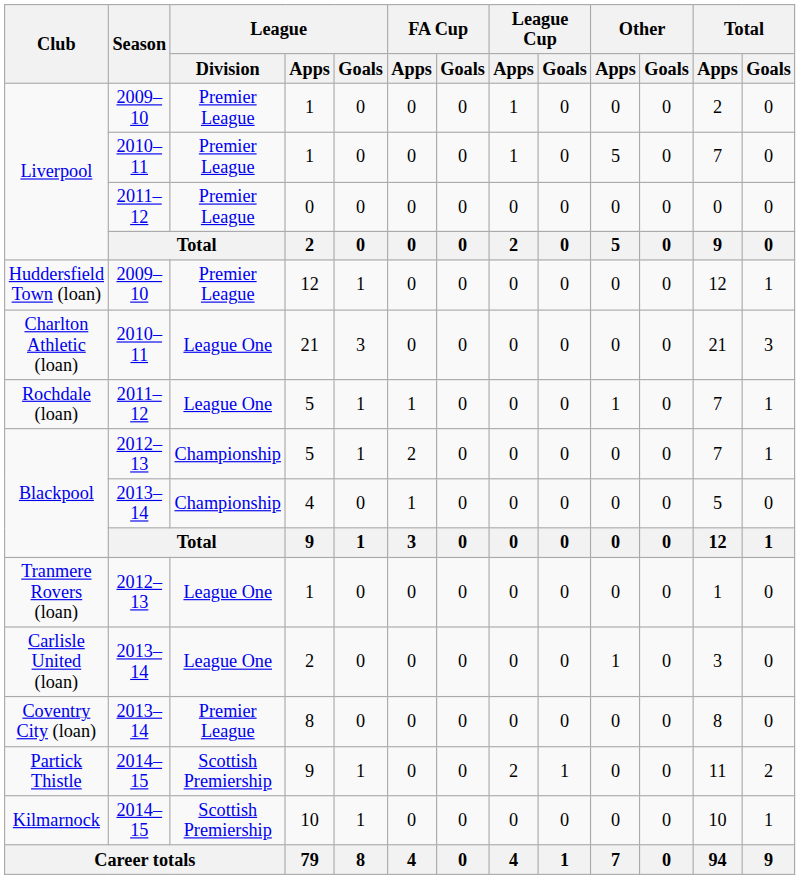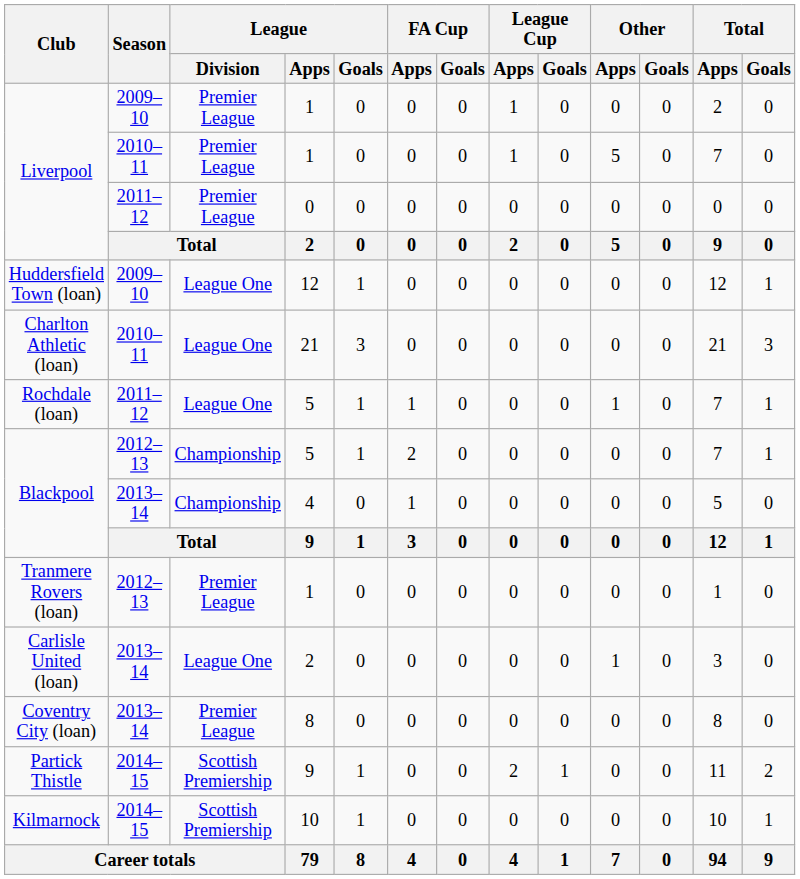(228, 284) Premier League -> (228, 284) League One
(228, 591) League One -> (228, 591) Premier League
